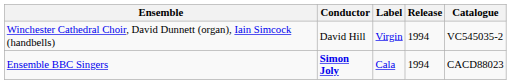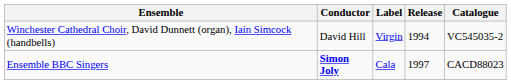(418, 65) 1994 -> (418, 65) 1997
